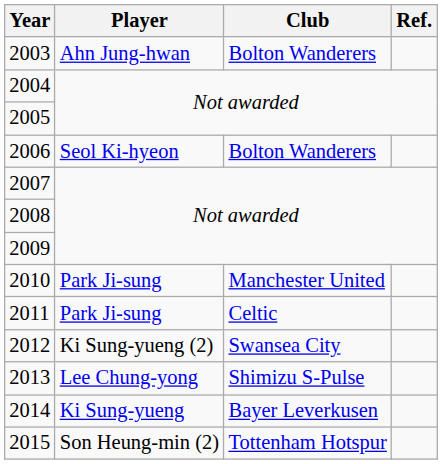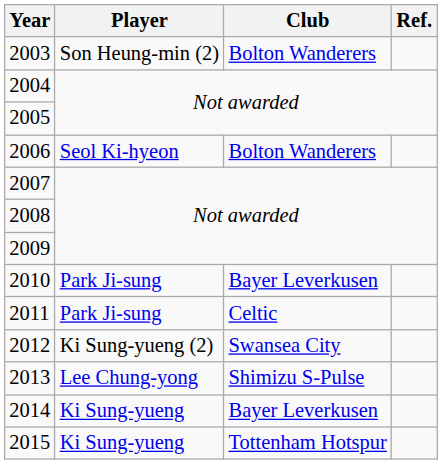(125, 53) Ahn Jung-hwan -> (139, 53) Son Heung-min (2)
(307, 280) Manchester United -> (303, 280) Bayer Leverkusen
(139, 442) Son Heung-min (2) -> (122, 442) Ki Sung-yueng
